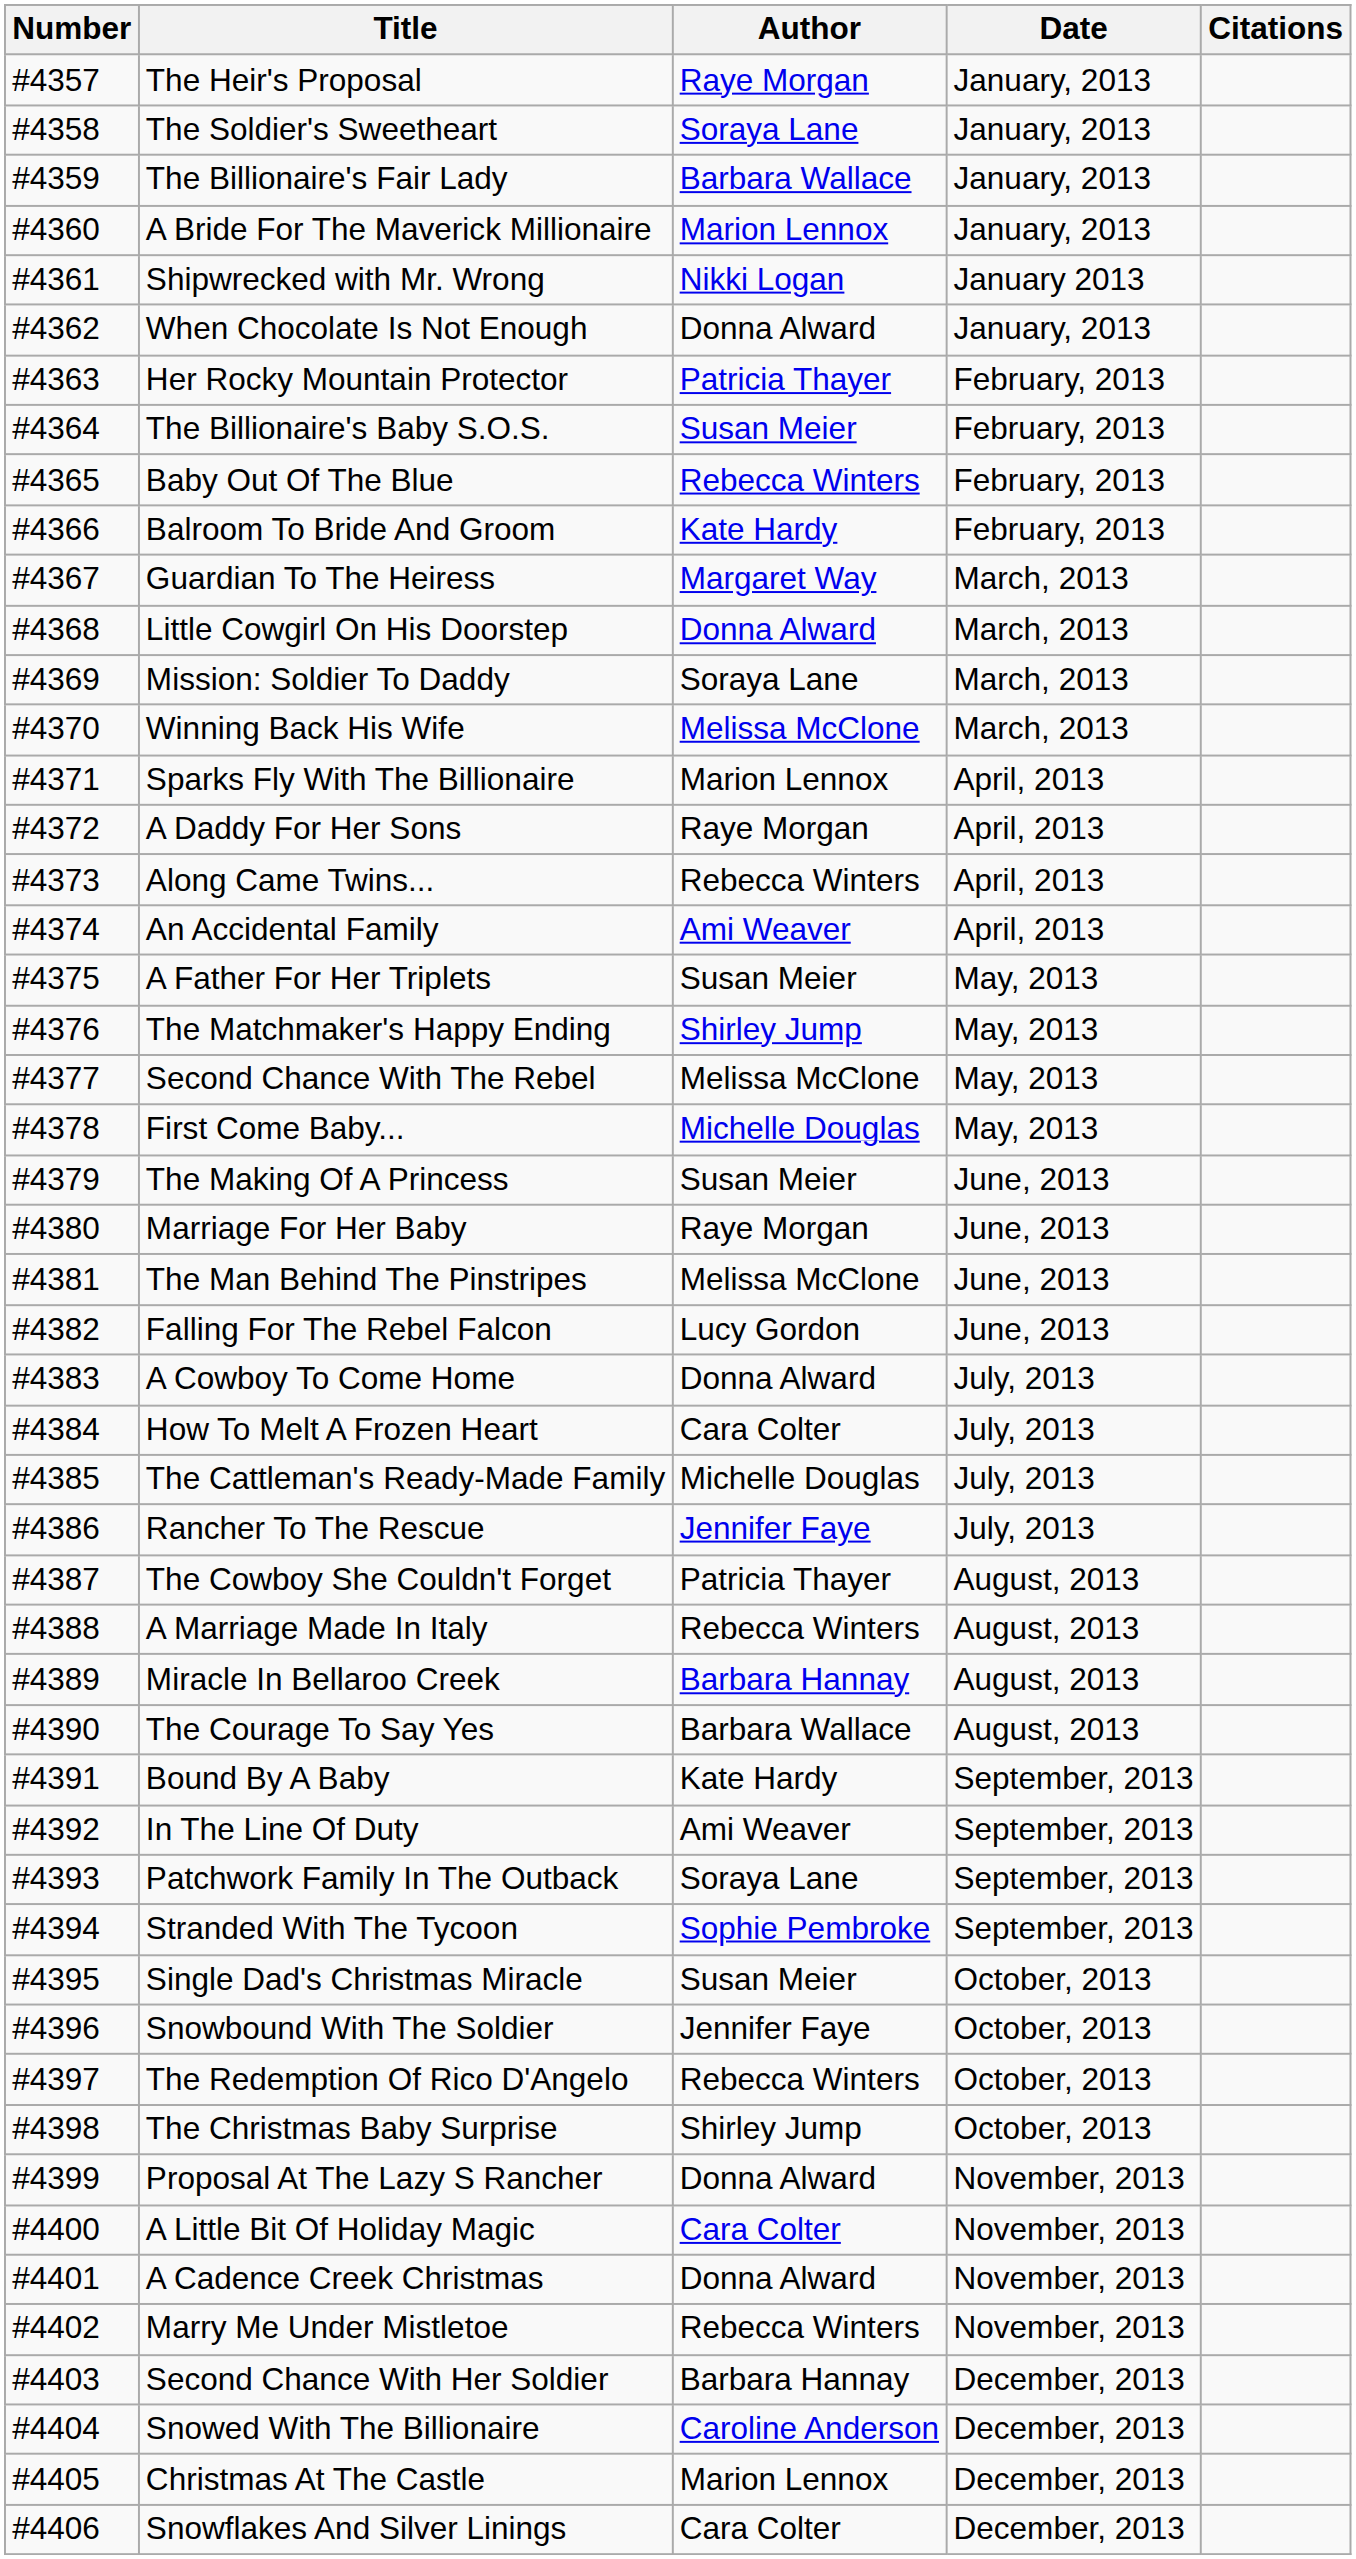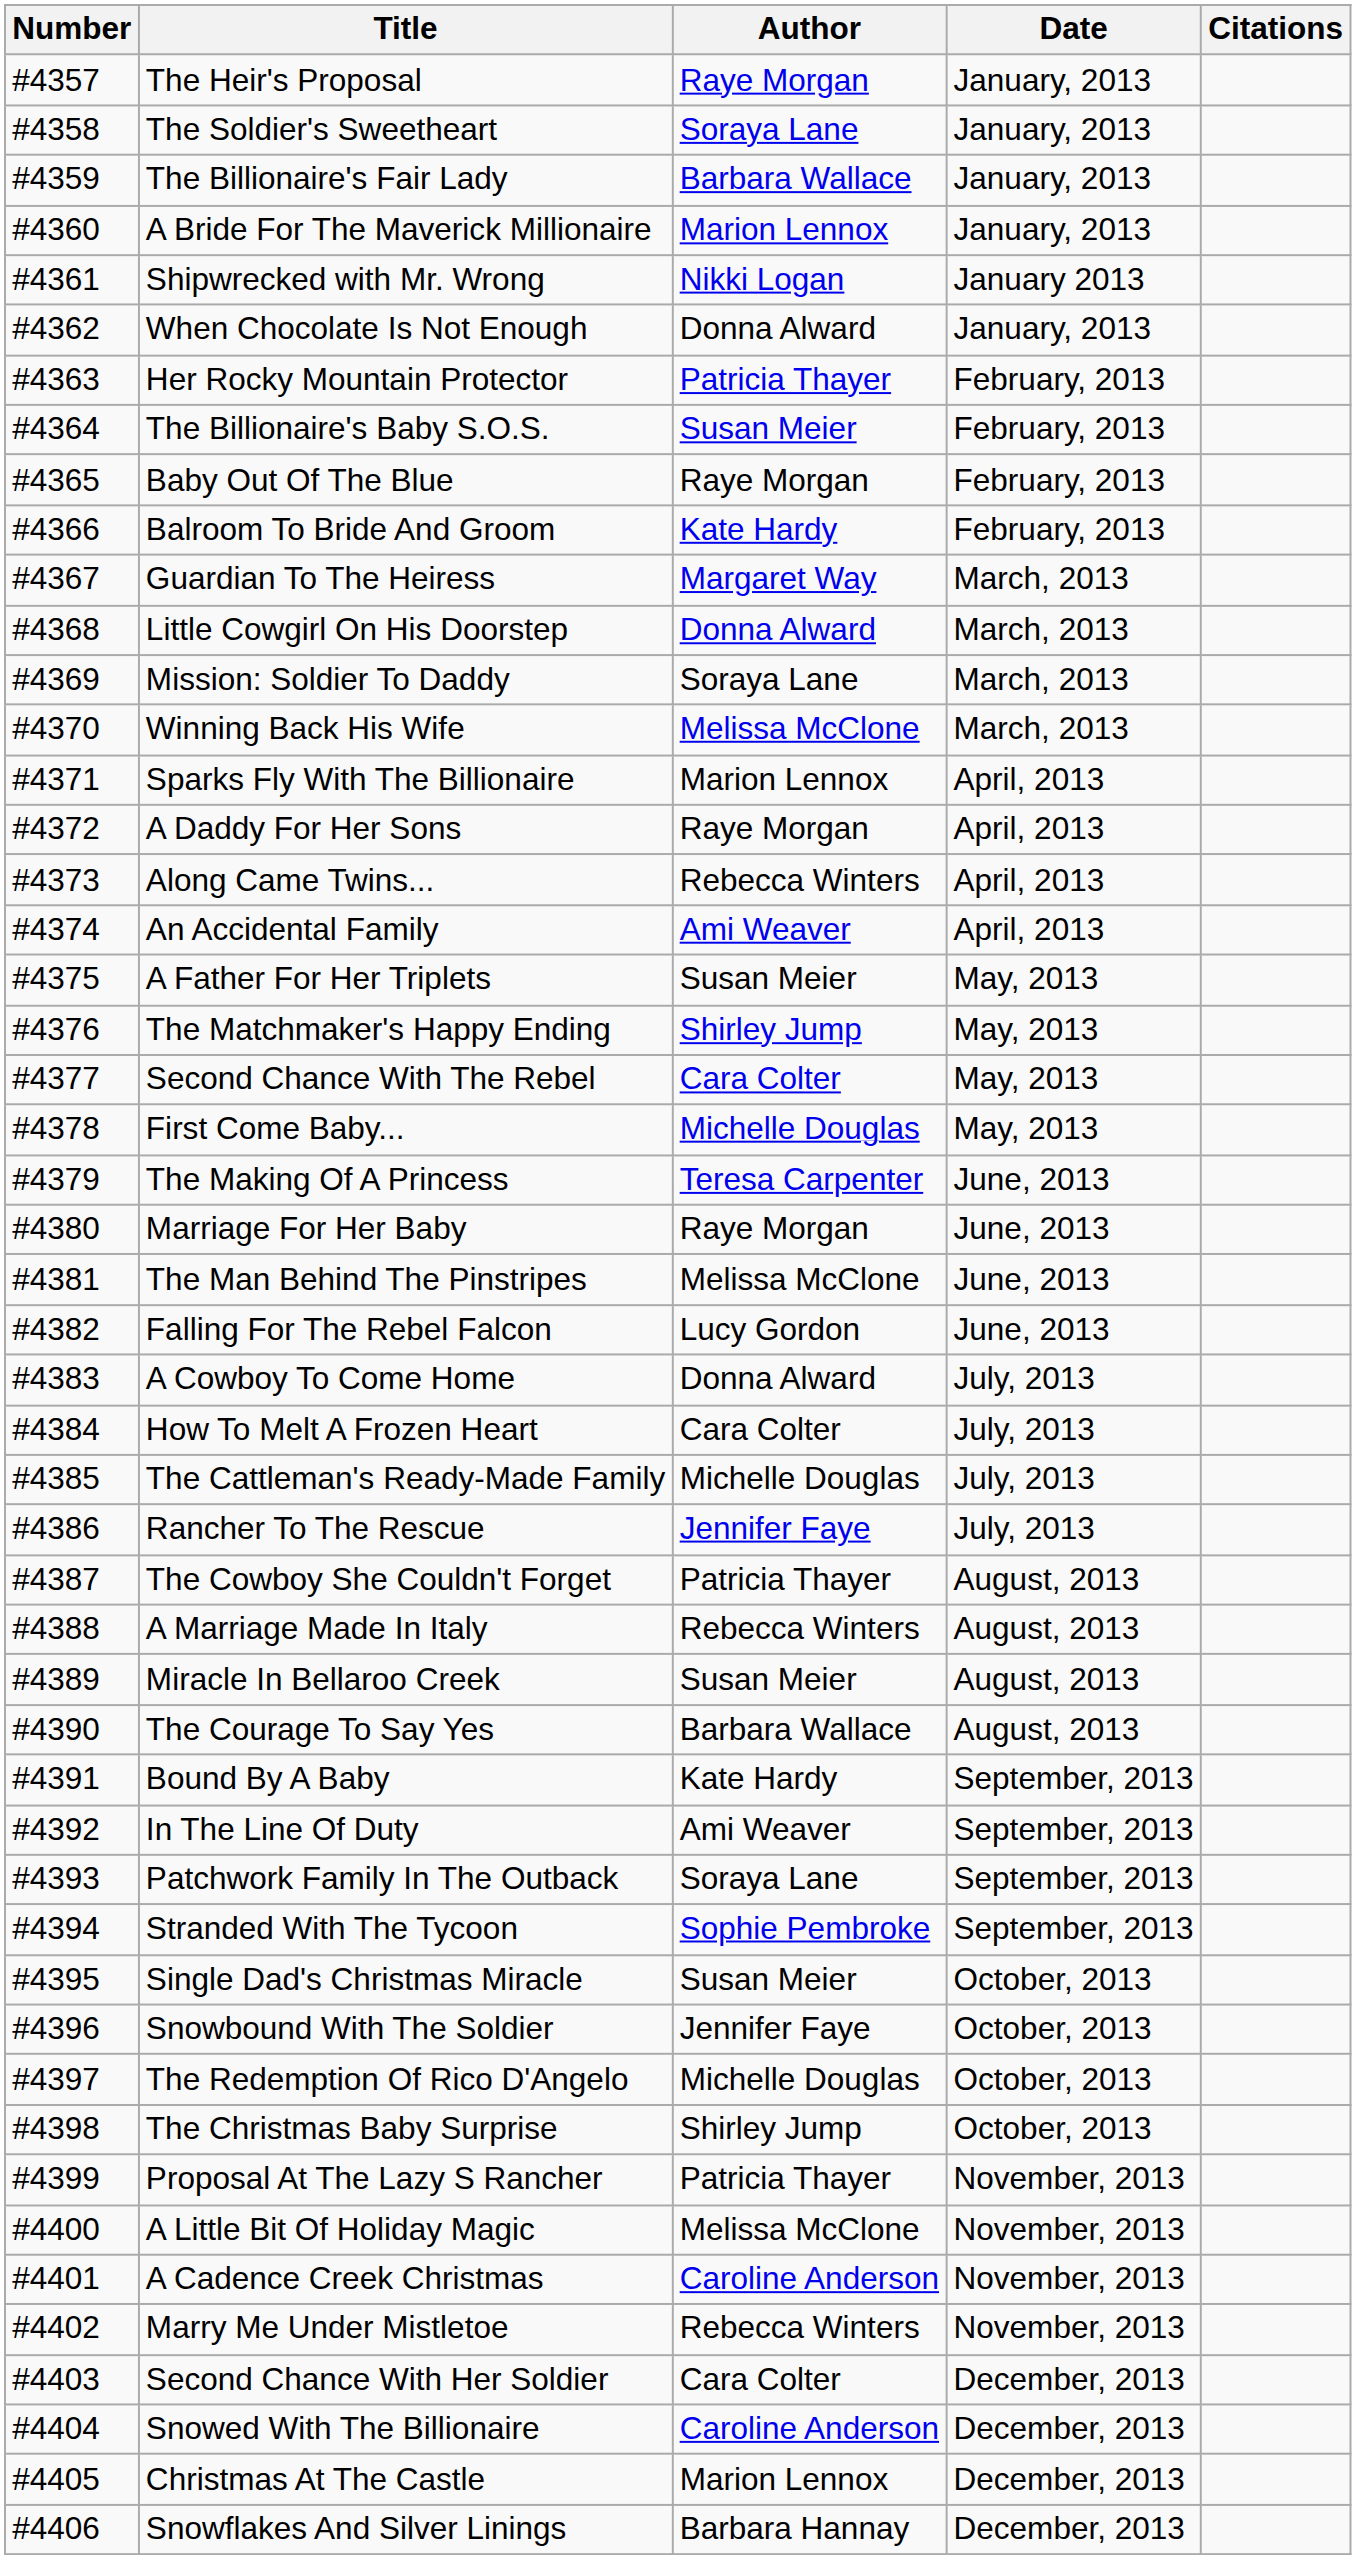(800, 479) Rebecca Winters -> (774, 479) Raye Morgan
(800, 1079) Melissa McClone -> (760, 1079) Cara Colter
(768, 1179) Susan Meier -> (801, 1179) Teresa Carpenter
(794, 1679) Barbara Hannay -> (768, 1679) Susan Meier
(800, 2079) Rebecca Winters -> (800, 2079) Michelle Douglas
(778, 2179) Donna Alward -> (785, 2179) Patricia Thayer
(760, 2228) Cara Colter -> (800, 2228) Melissa McClone
(778, 2278) Donna Alward -> (809, 2278) Caroline Anderson
(794, 2378) Barbara Hannay -> (760, 2378) Cara Colter
(760, 2528) Cara Colter -> (794, 2528) Barbara Hannay
